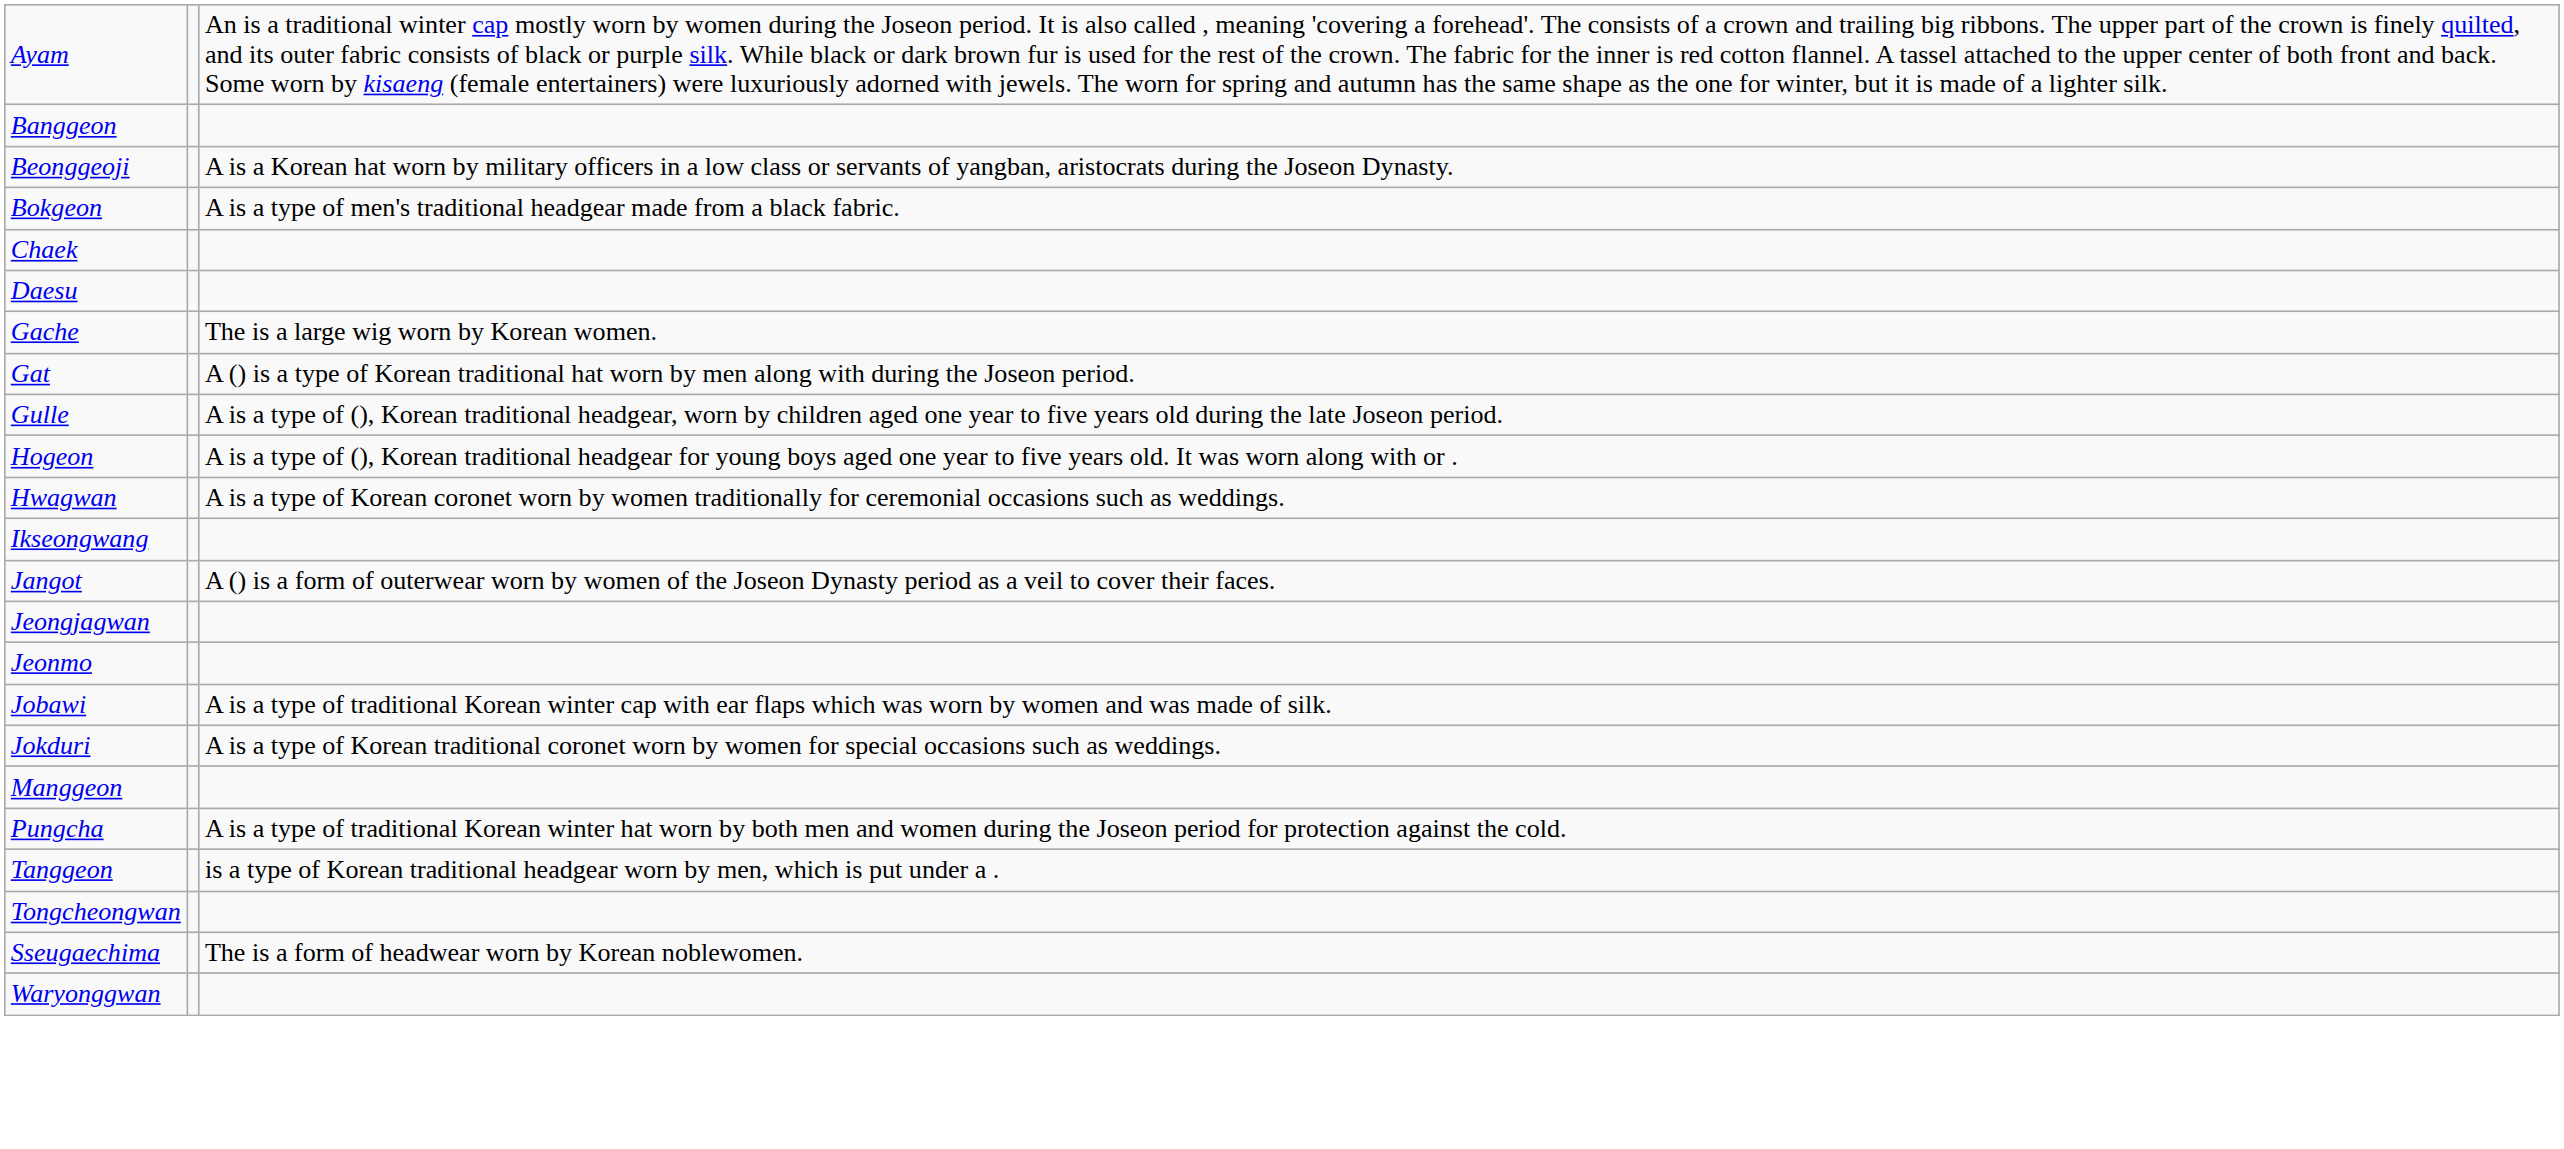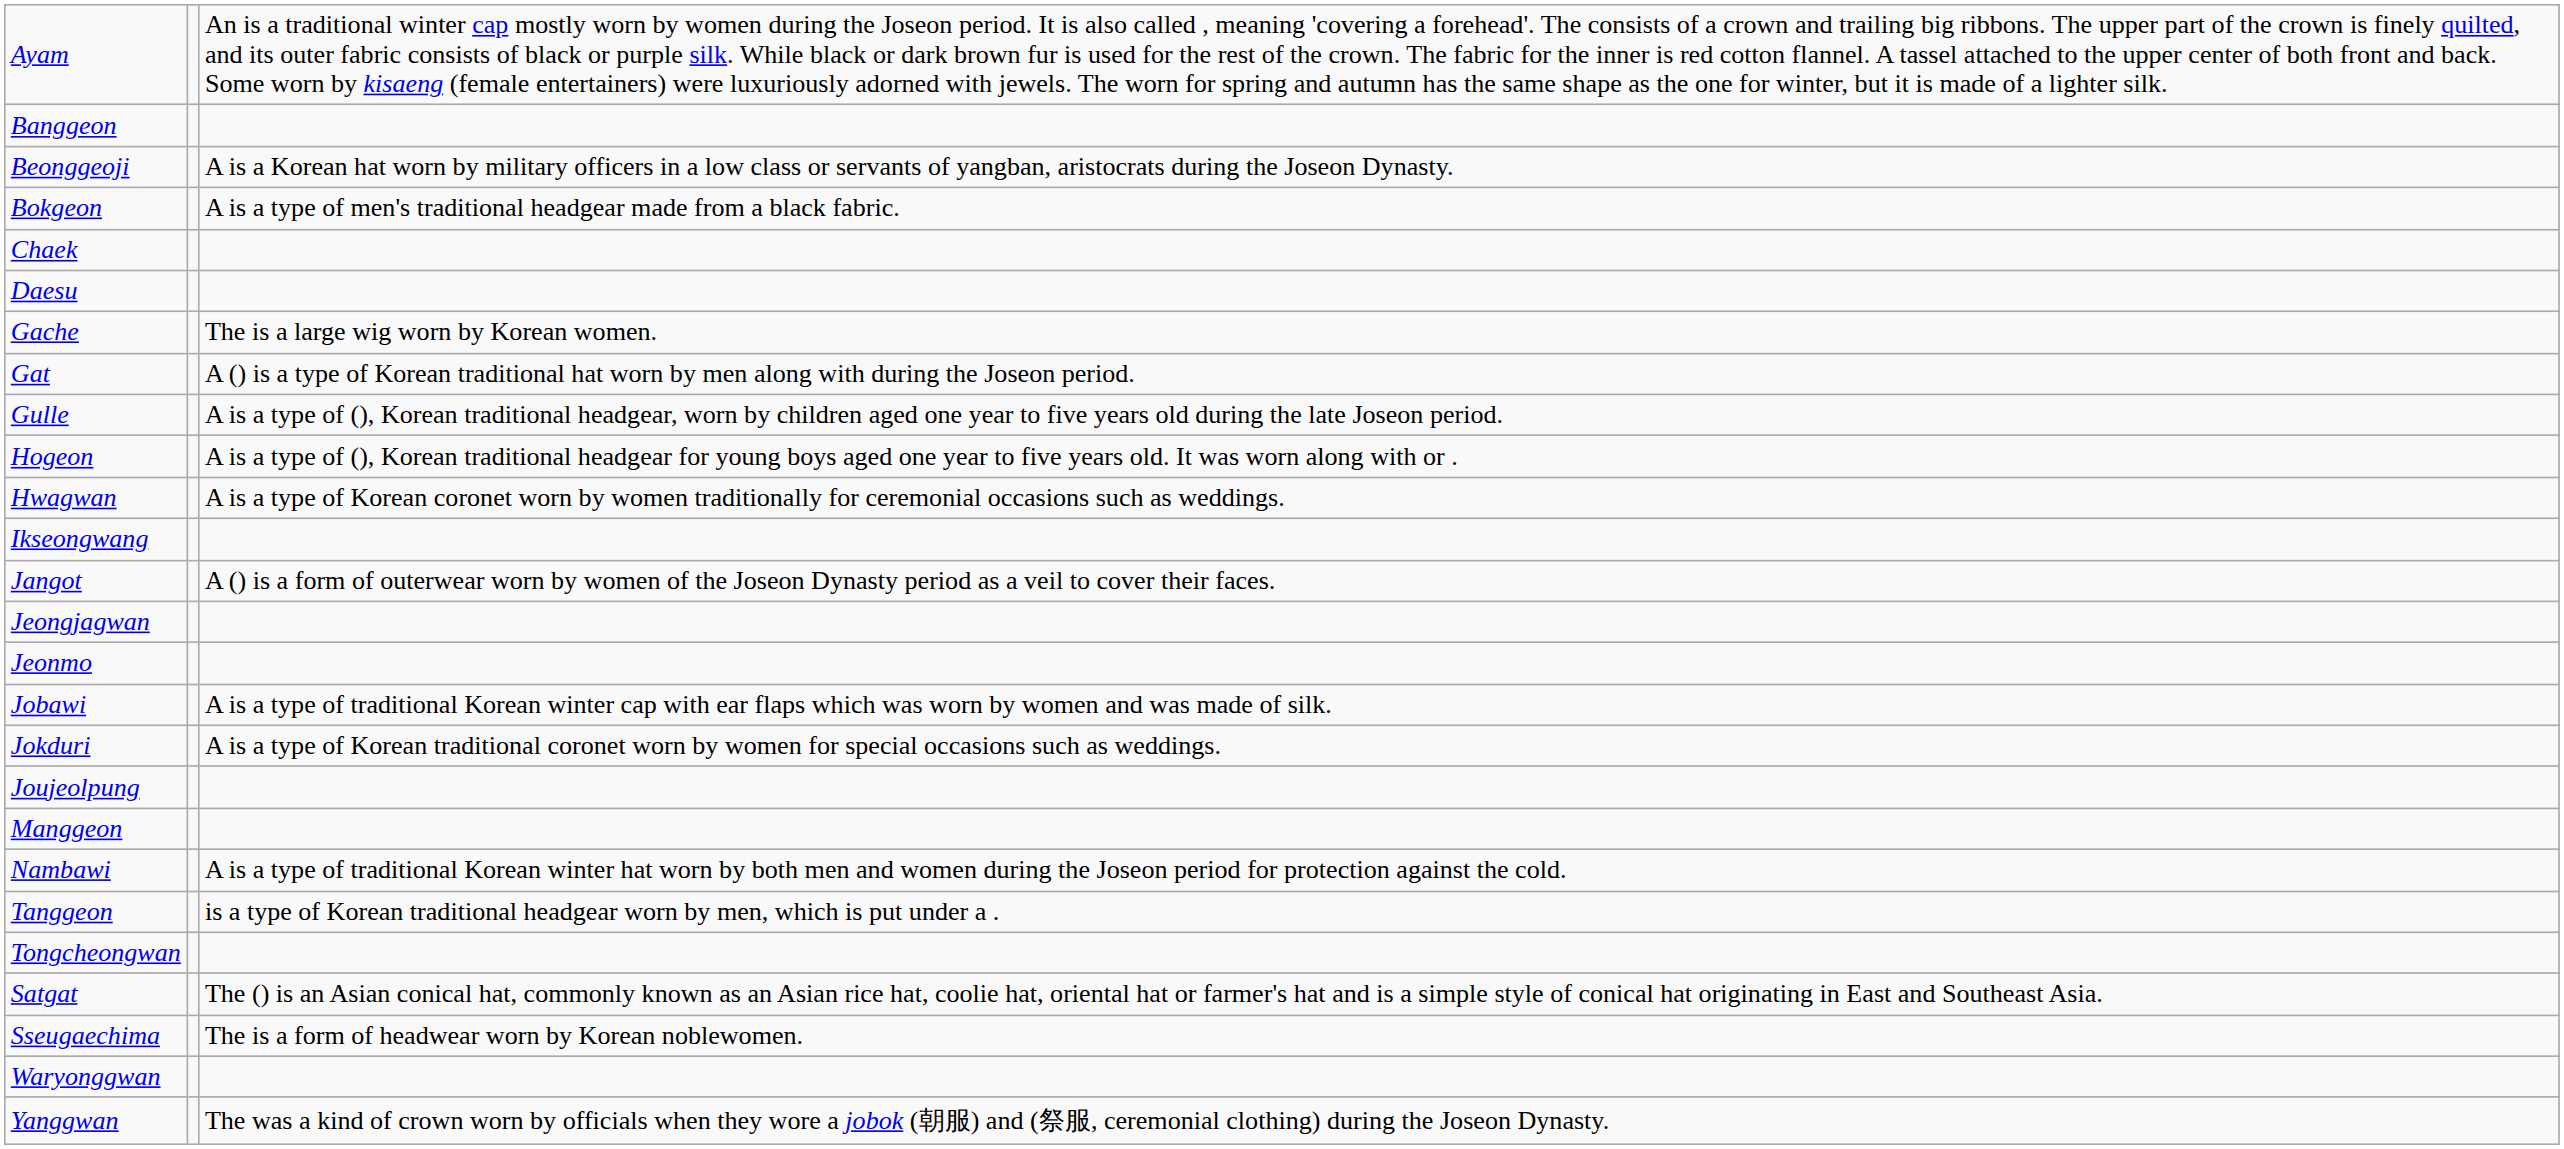+ row: (75, 787)
+ row: (61, 869)
- row: (57, 828)
+ row: (44, 993)
+ row: (65, 1120)
